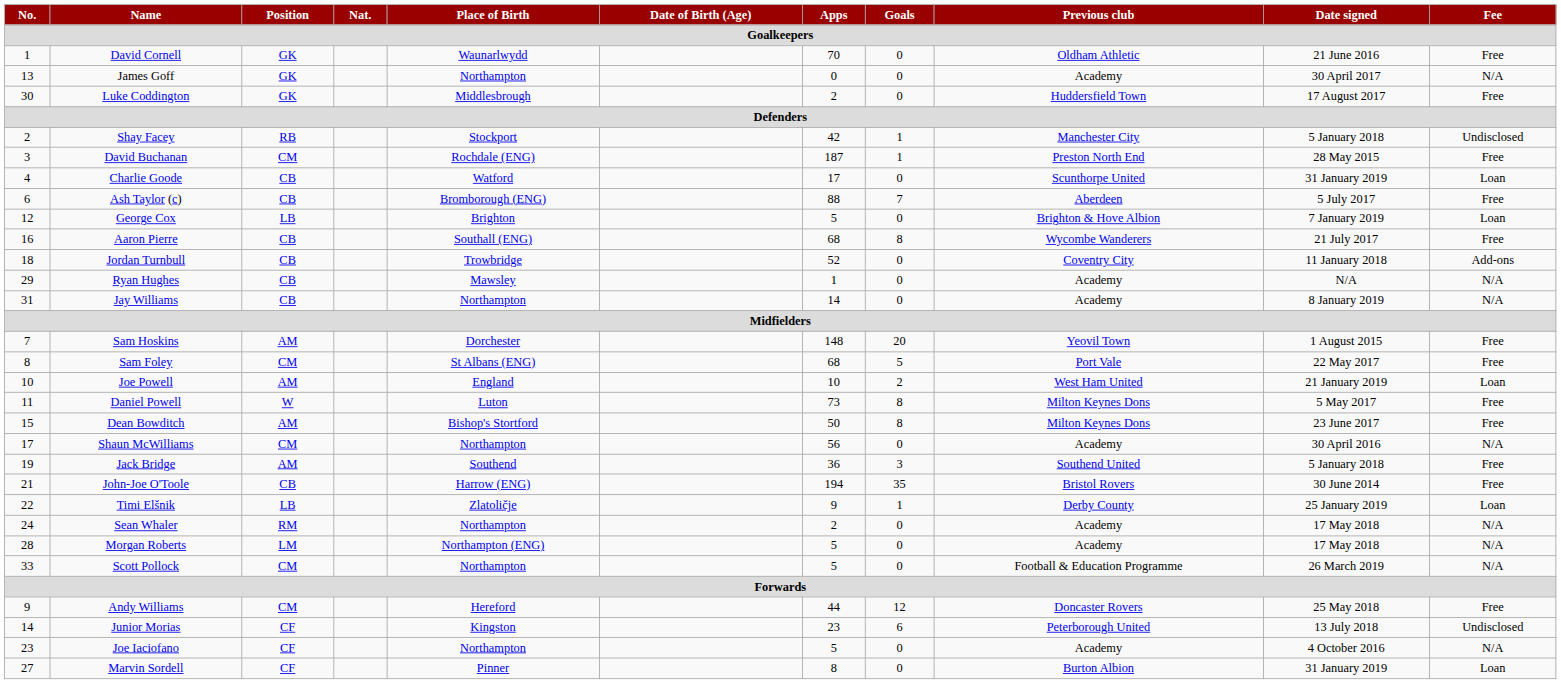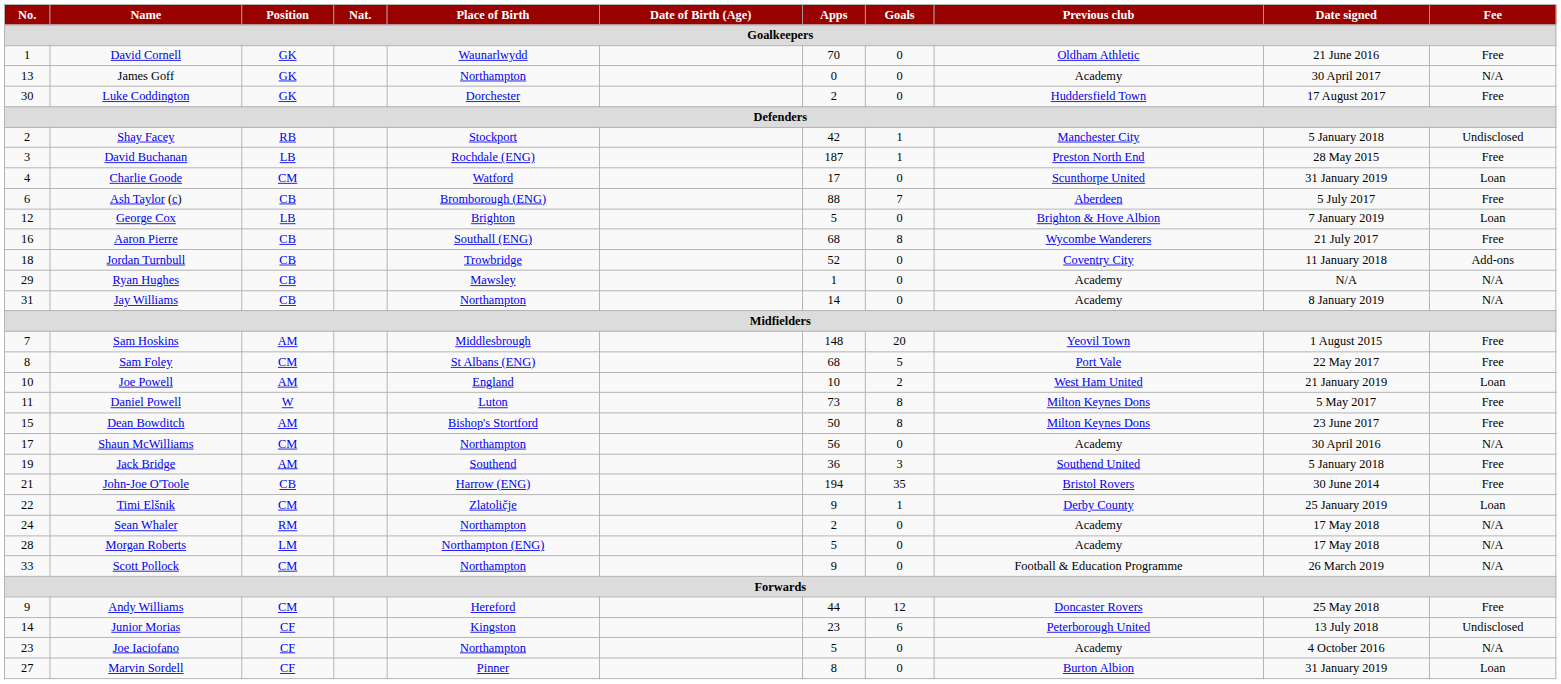(493, 96) Middlesbrough -> (493, 96) Dorchester
(288, 158) CM -> (288, 158) LB
(288, 178) CB -> (288, 178) CM
(493, 341) Dorchester -> (493, 341) Middlesbrough
(288, 505) LB -> (288, 505) CM
(834, 566) 5 -> (834, 566) 9
